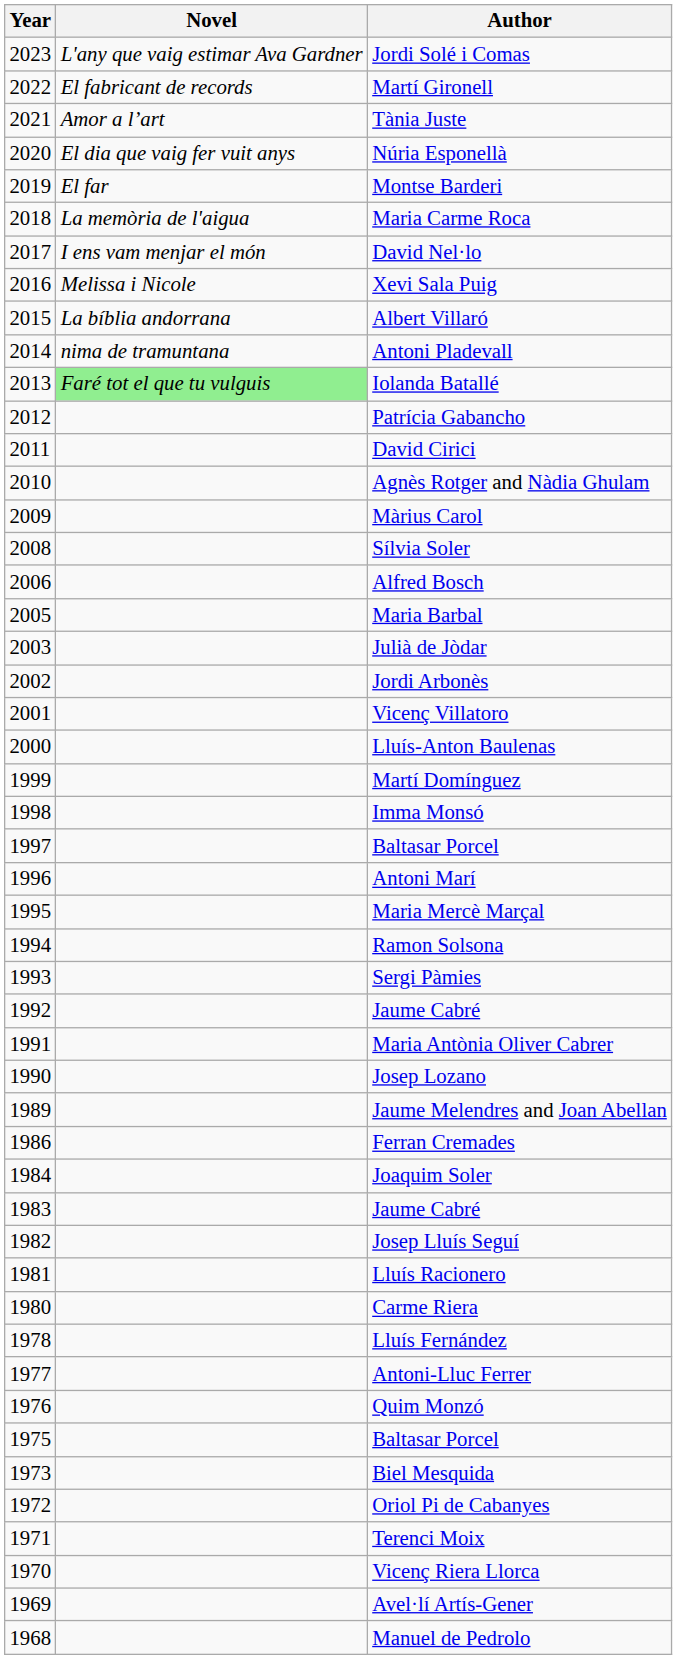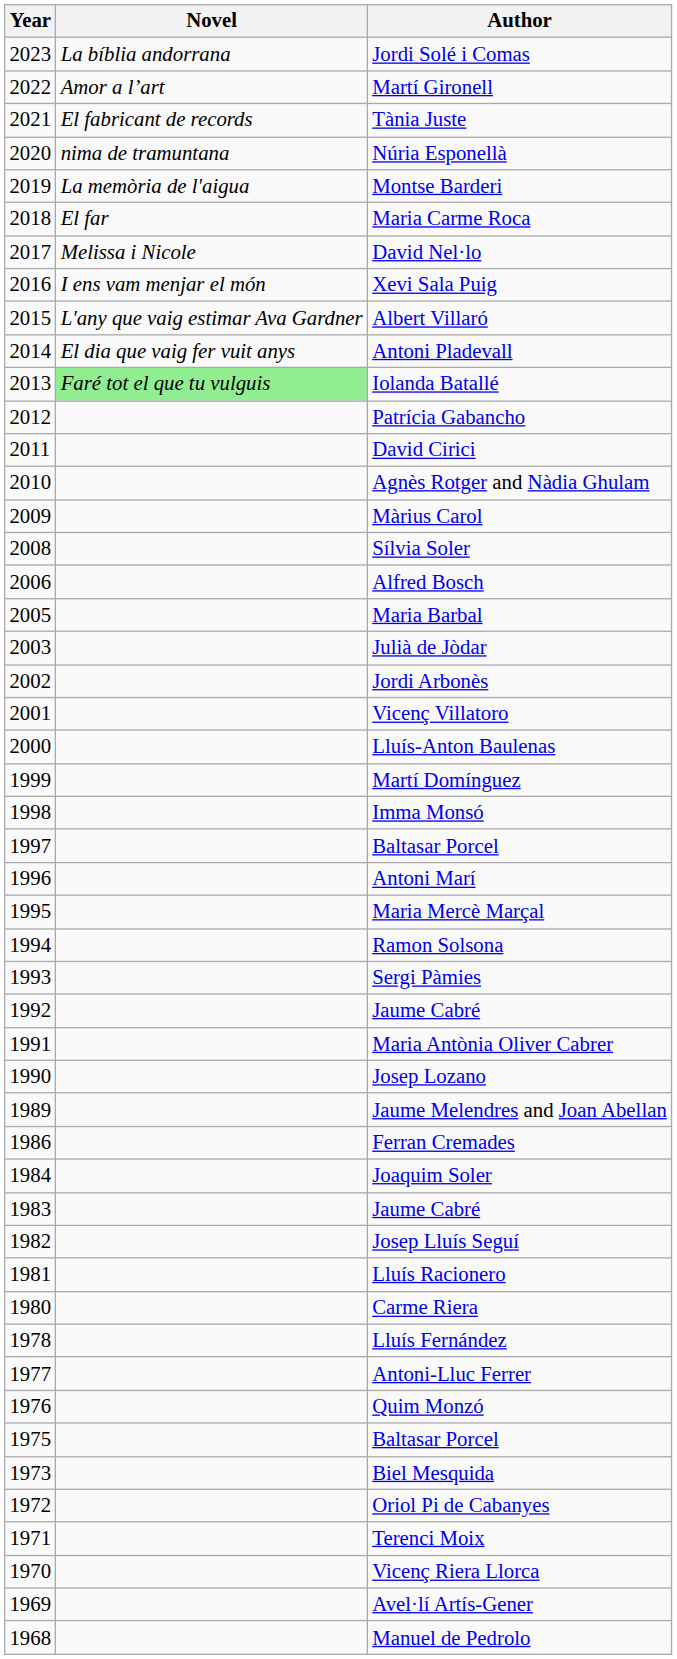(212, 53) L'any que vaig estimar Ava Gardner -> (146, 53) La bíblia andorrana
(157, 86) El fabricant de records -> (113, 86) Amor a l’art
(113, 119) Amor a l’art -> (157, 119) El fabricant de records
(178, 152) El dia que vaig fer vuit anys -> (145, 152) nima de tramuntana
(85, 185) El far -> (155, 185) La memòria de l'aigua
(155, 218) La memòria de l'aigua -> (85, 218) El far
(163, 251) I ens vam menjar el món -> (128, 251) Melissa i Nicole
(128, 284) Melissa i Nicole -> (163, 284) I ens vam menjar el món
(146, 317) La bíblia andorrana -> (212, 317) L'any que vaig estimar Ava Gardner
(145, 350) nima de tramuntana -> (178, 350) El dia que vaig fer vuit anys
